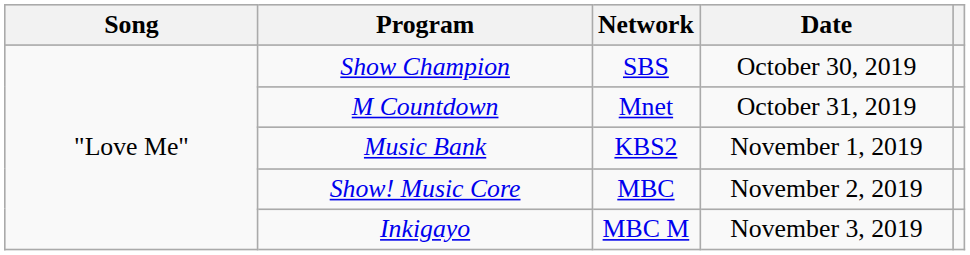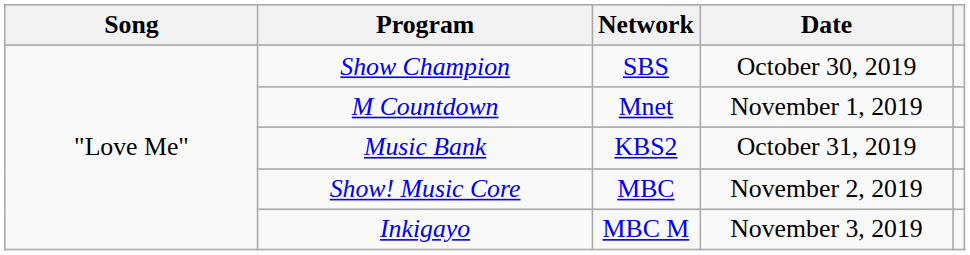(826, 106) October 31, 2019 -> (826, 106) November 1, 2019
(826, 147) November 1, 2019 -> (826, 147) October 31, 2019
